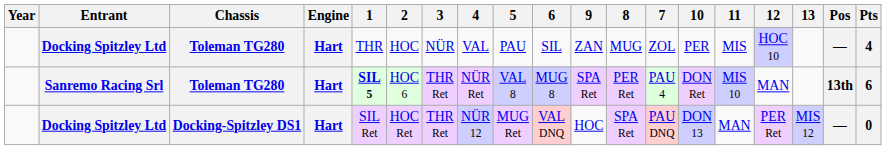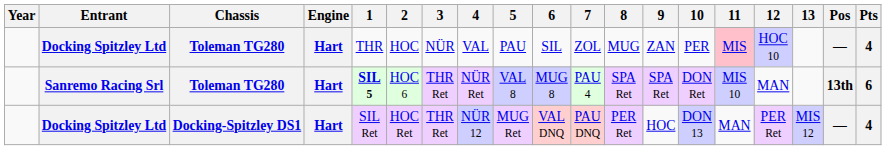columns swapped: (662, 16) <-> (589, 16)
(734, 47) no background -> (734, 47) pink background
(626, 86) PER Ret -> (624, 86) SPA Ret
(626, 125) SPA Ret -> (624, 125) PER Ret
(869, 125) 0 -> (869, 125) 4
